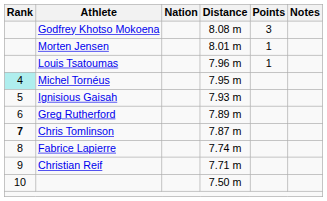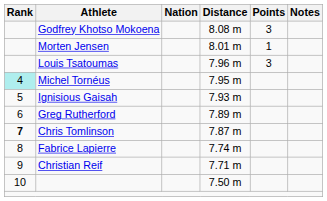(269, 64) 1 -> (269, 64) 3
